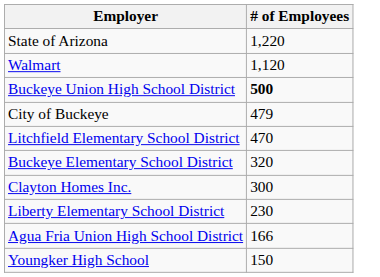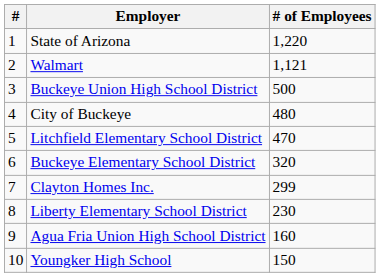+ column: (16, 16)
(267, 65) 1,120 -> (290, 65) 1,121
(262, 89) bold -> (284, 89) normal
(262, 114) 479 -> (284, 114) 480
(262, 187) 300 -> (284, 187) 299
(262, 235) 166 -> (284, 235) 160
